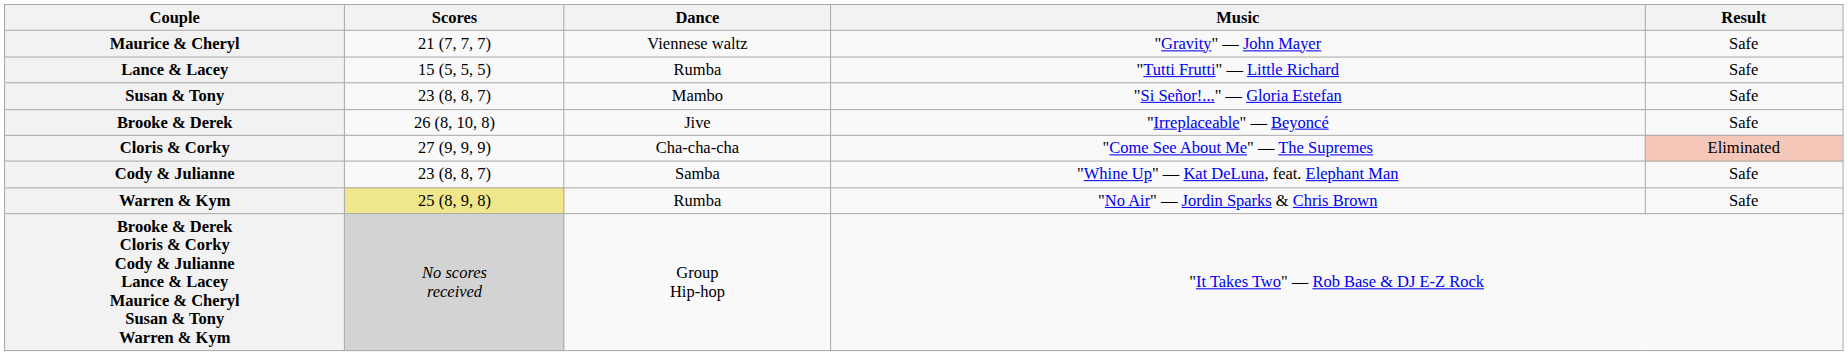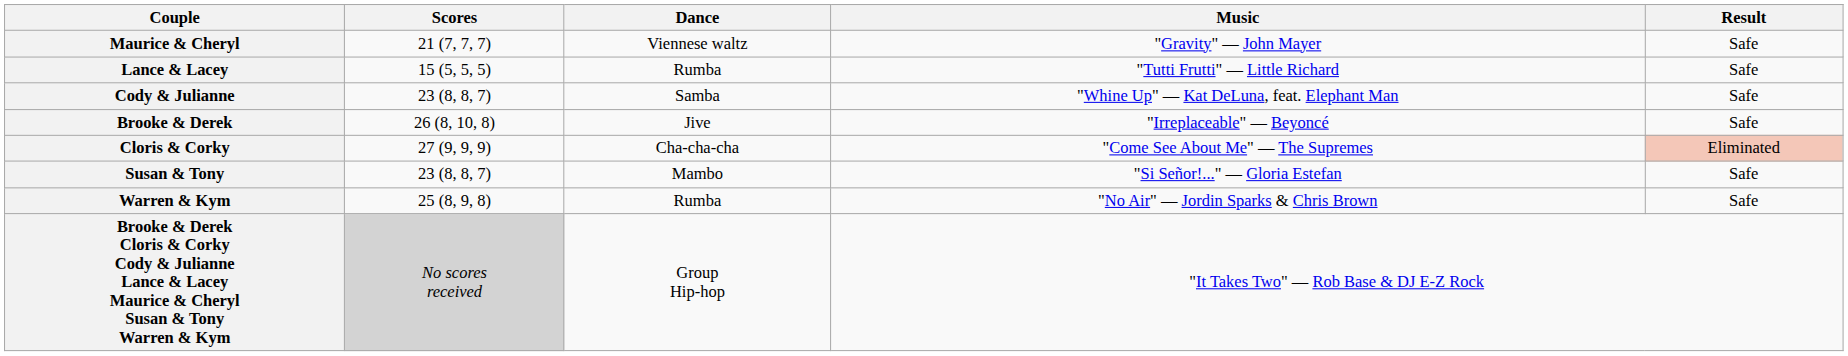rows swapped: (175, 95) <-> (175, 174)
(455, 200) khaki background -> (455, 200) no background
